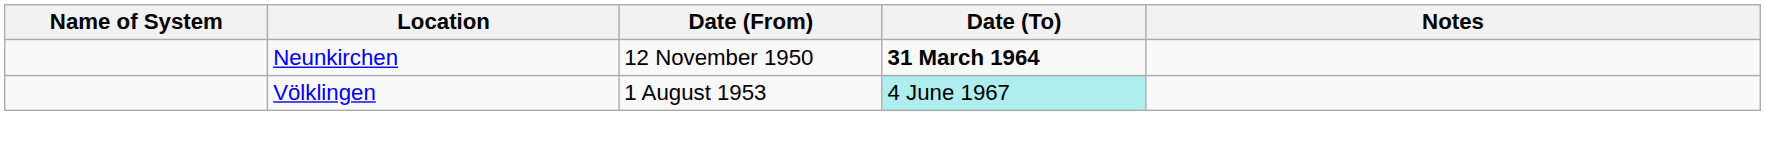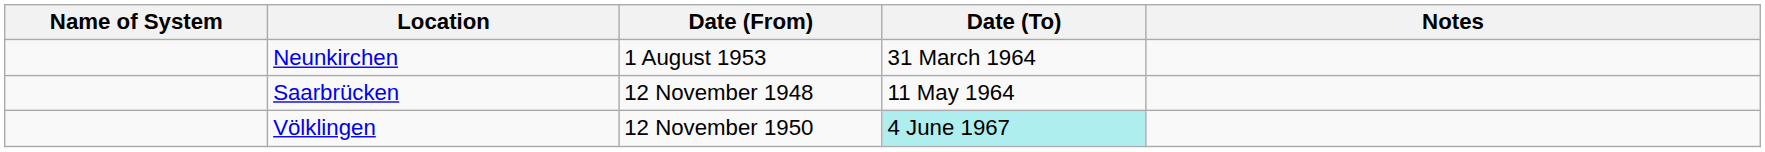(719, 57) 12 November 1950 -> (695, 57) 1 August 1953
(964, 57) bold -> (962, 57) normal
+ row: (336, 92)
(695, 92) 1 August 1953 -> (719, 127) 12 November 1950
